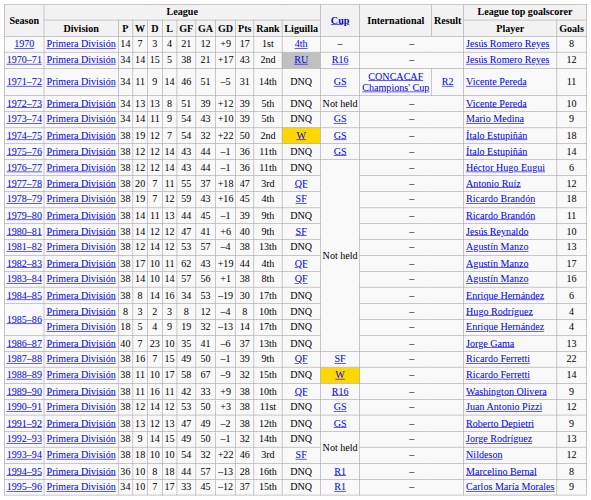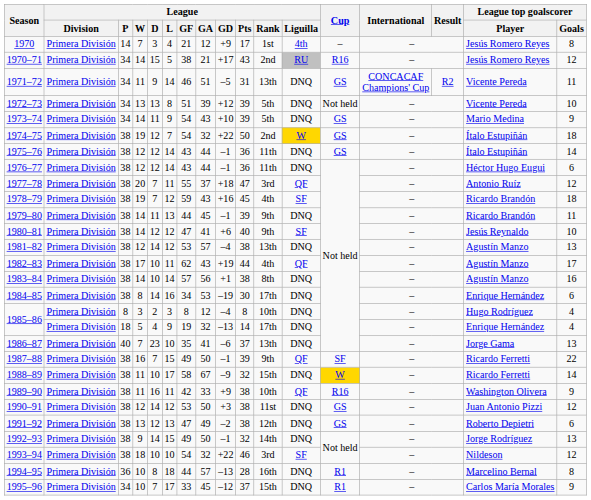(268, 82) 14th -> (268, 82) 13th
(301, 279) QF -> (301, 279) DNQ
(571, 423) 9 -> (571, 423) 6
